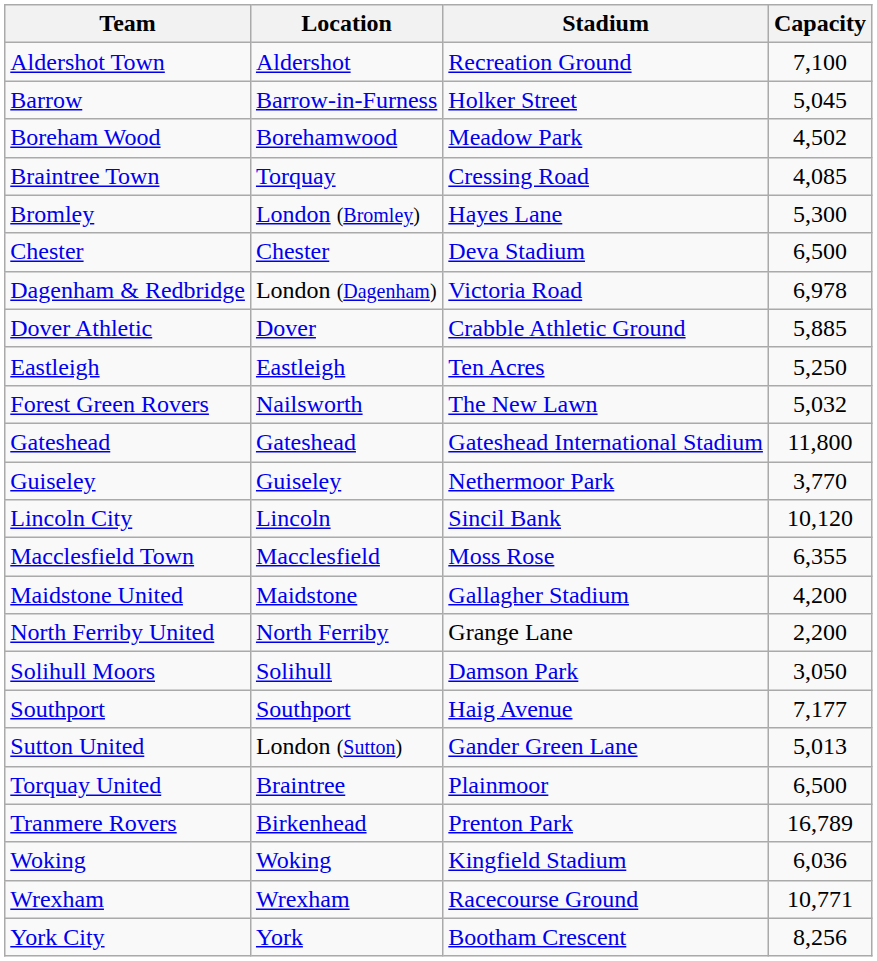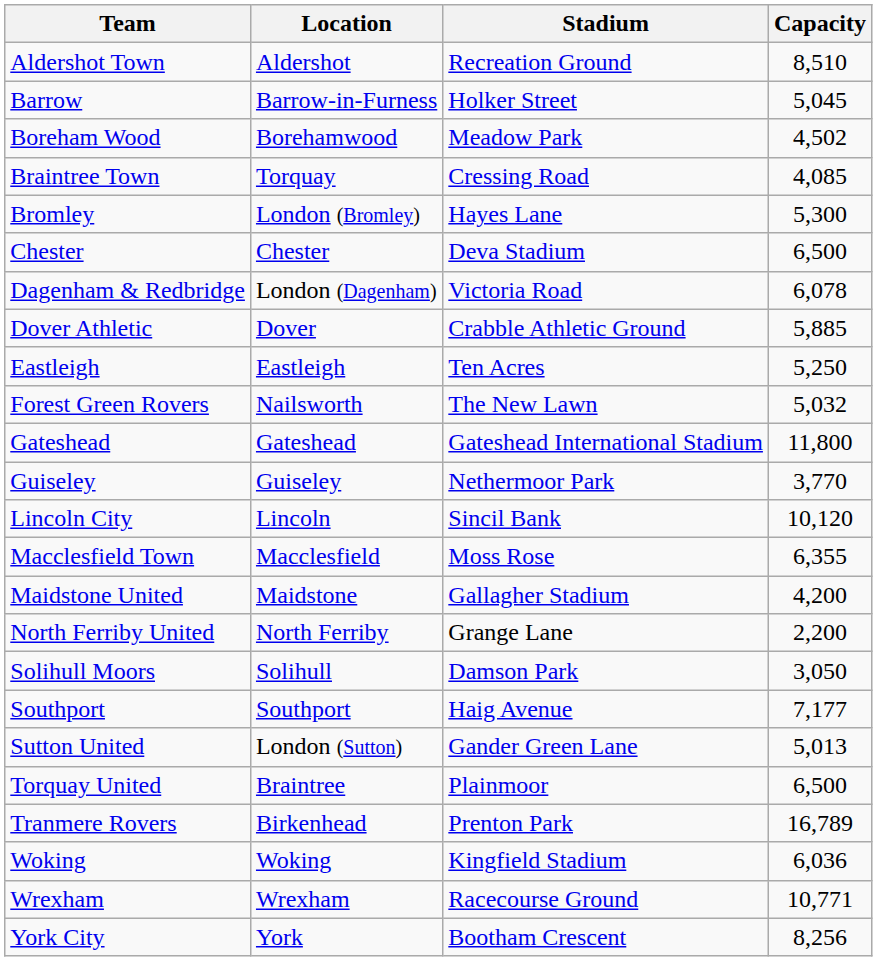(820, 61) 7,100 -> (820, 61) 8,510
(820, 289) 6,978 -> (820, 289) 6,078
